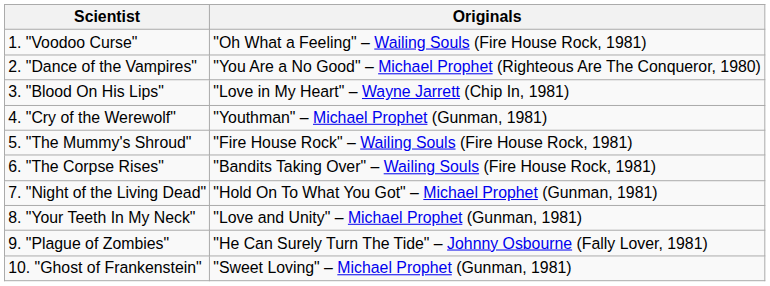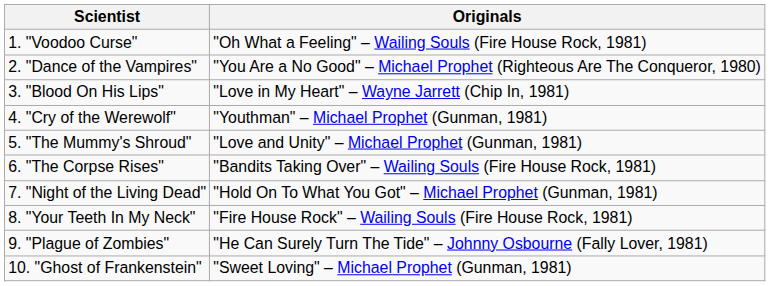(423, 142) "Fire House Rock" – Wailing Souls (Fire House Rock, 1981) -> (398, 142) "Love and Unity" – Michael Prophet (Gunman, 1981)
(398, 218) "Love and Unity" – Michael Prophet (Gunman, 1981) -> (423, 218) "Fire House Rock" – Wailing Souls (Fire House Rock, 1981)
